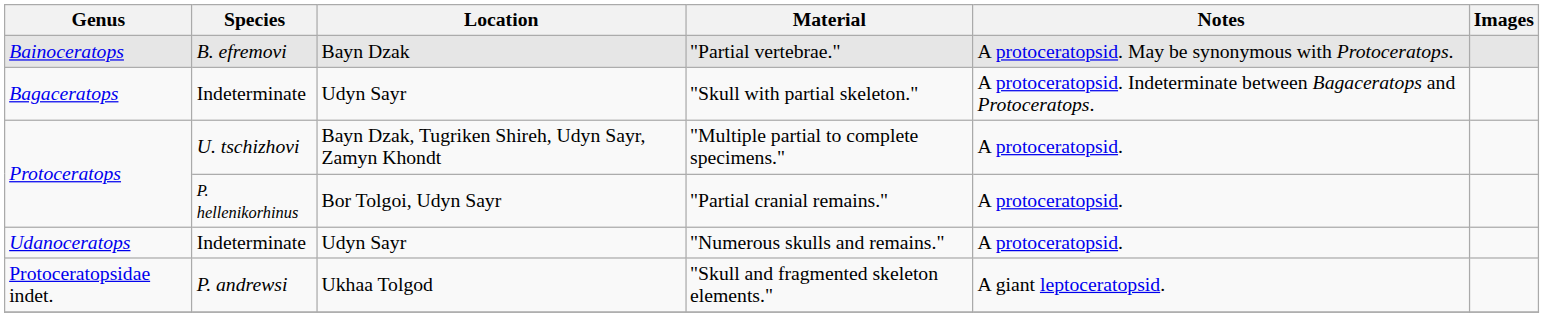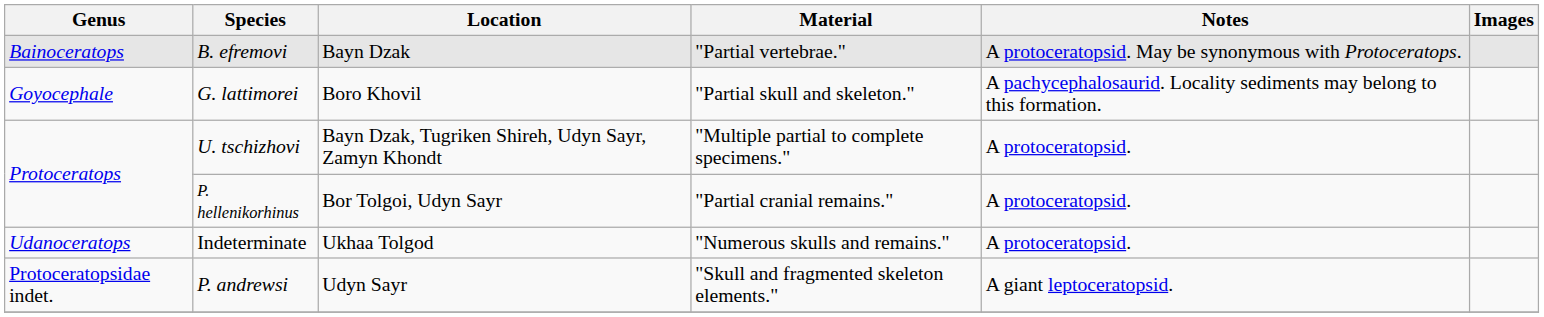- row: (804, 93)
+ row: (805, 93)
(364, 242) Udyn Sayr -> (378, 242) Ukhaa Tolgod
(377, 284) Ukhaa Tolgod -> (365, 284) Udyn Sayr
